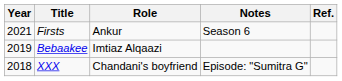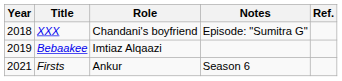rows swapped: (48, 66) <-> (51, 31)
